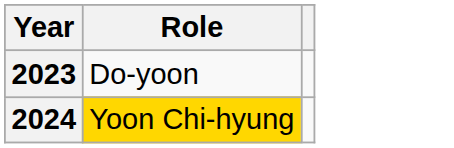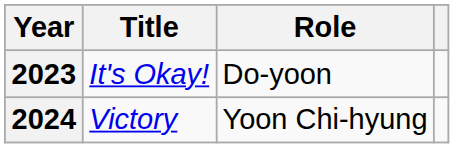+ column: (149, 27)
(192, 119) gold background -> (325, 119) no background
